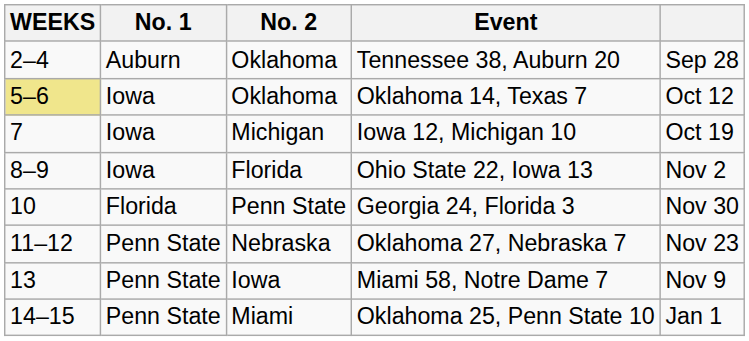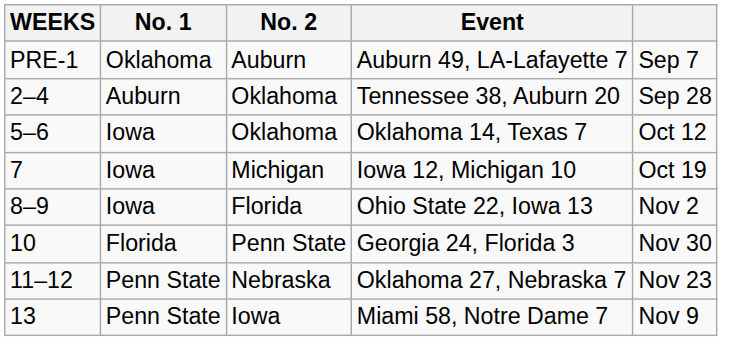+ row: (492, 59)
(29, 96) khaki background -> (29, 133) no background
- row: (506, 317)
